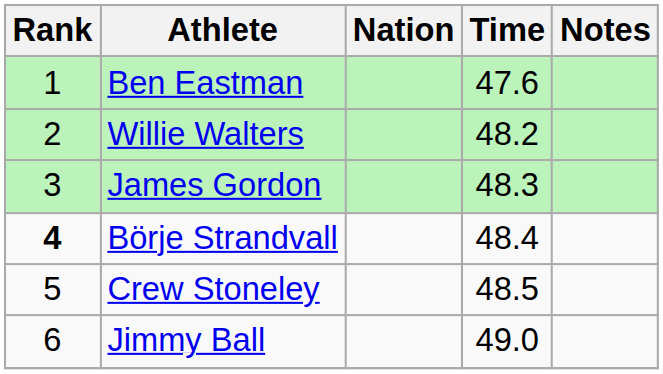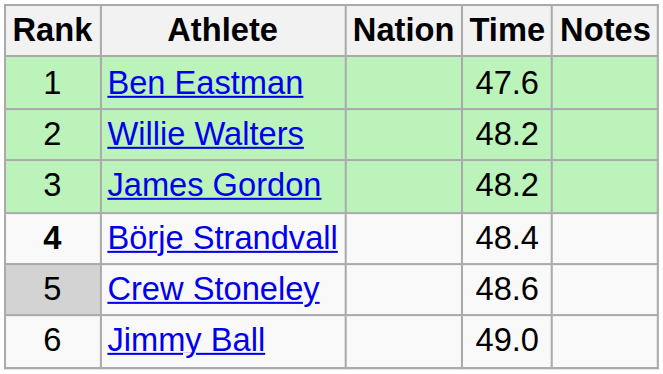(507, 185) 48.3 -> (507, 185) 48.2
(52, 289) no background -> (52, 289) lightgrey background
(507, 289) 48.5 -> (507, 289) 48.6
